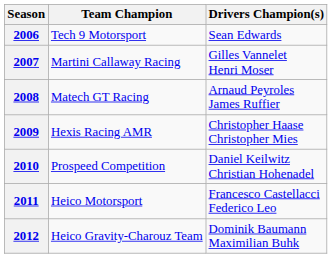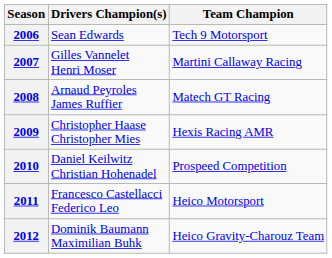columns swapped: (266, 14) <-> (127, 14)
